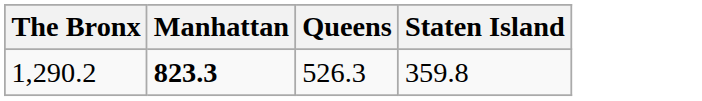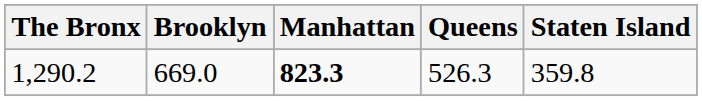+ column: (210, 26)
